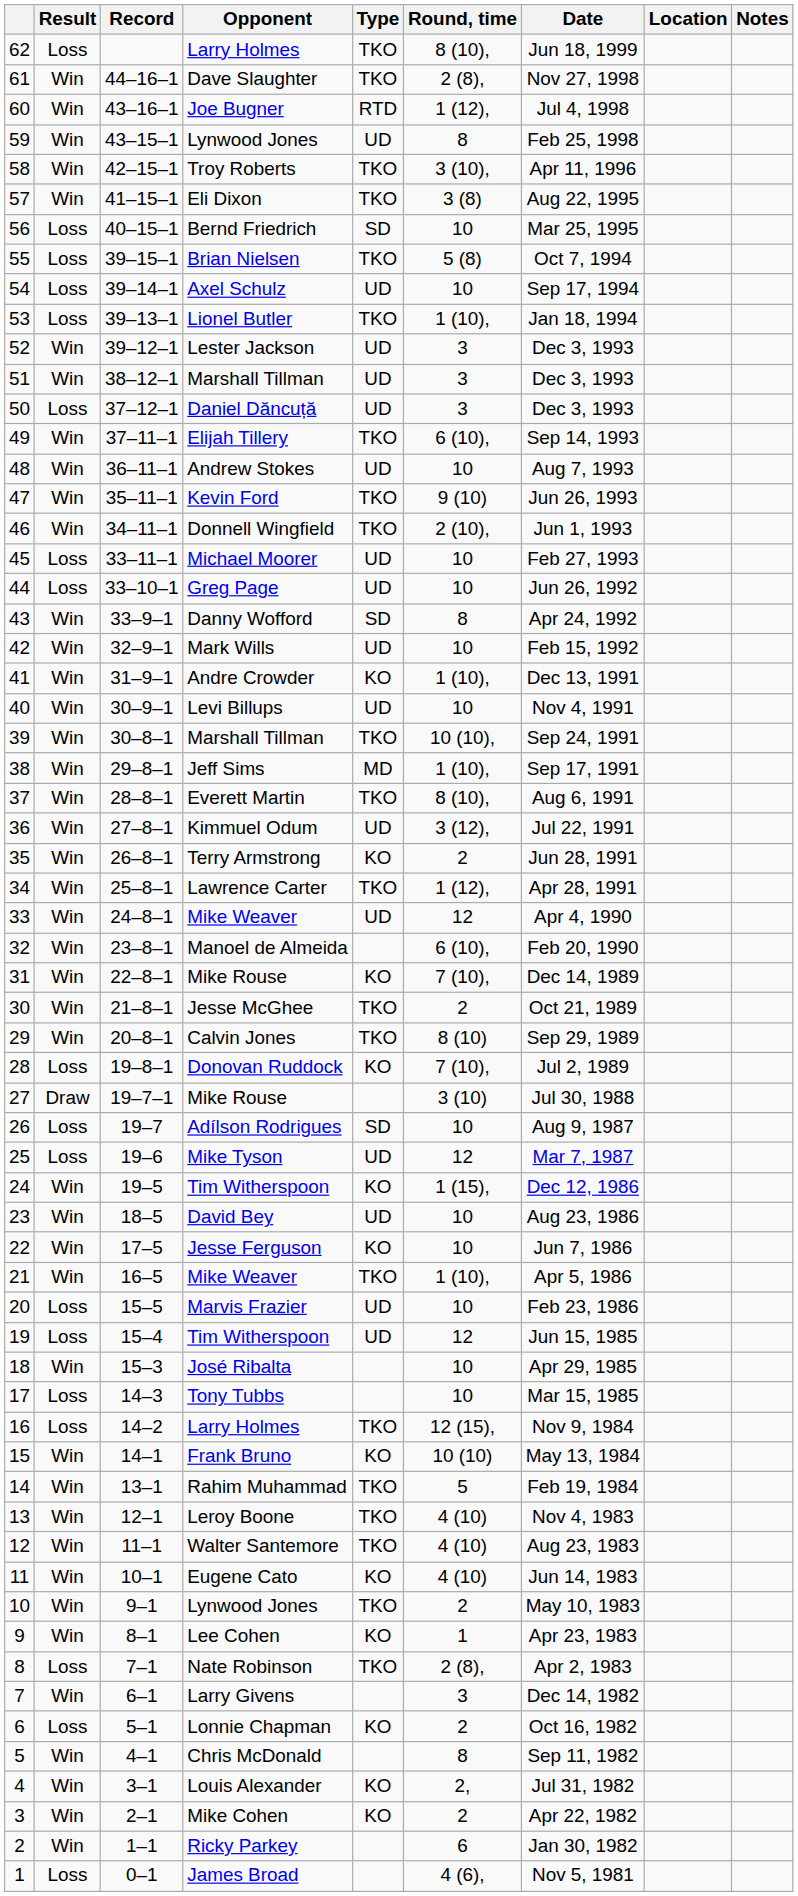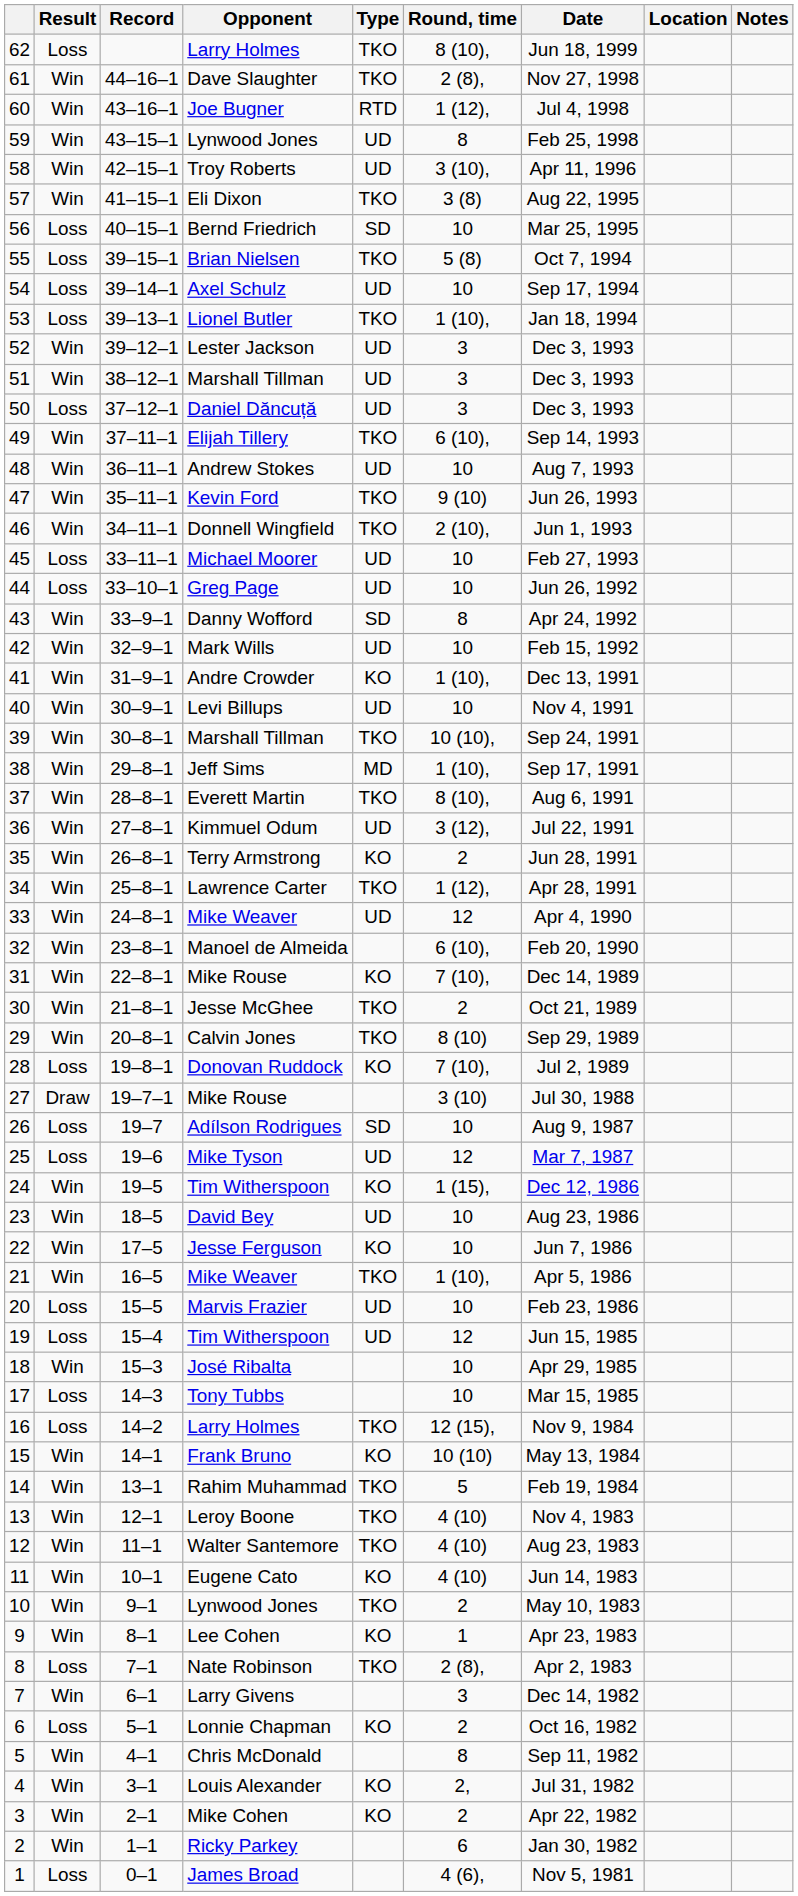(378, 169) TKO -> (378, 169) UD
